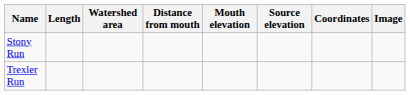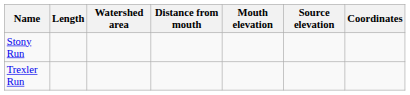- column: (388, 18)
